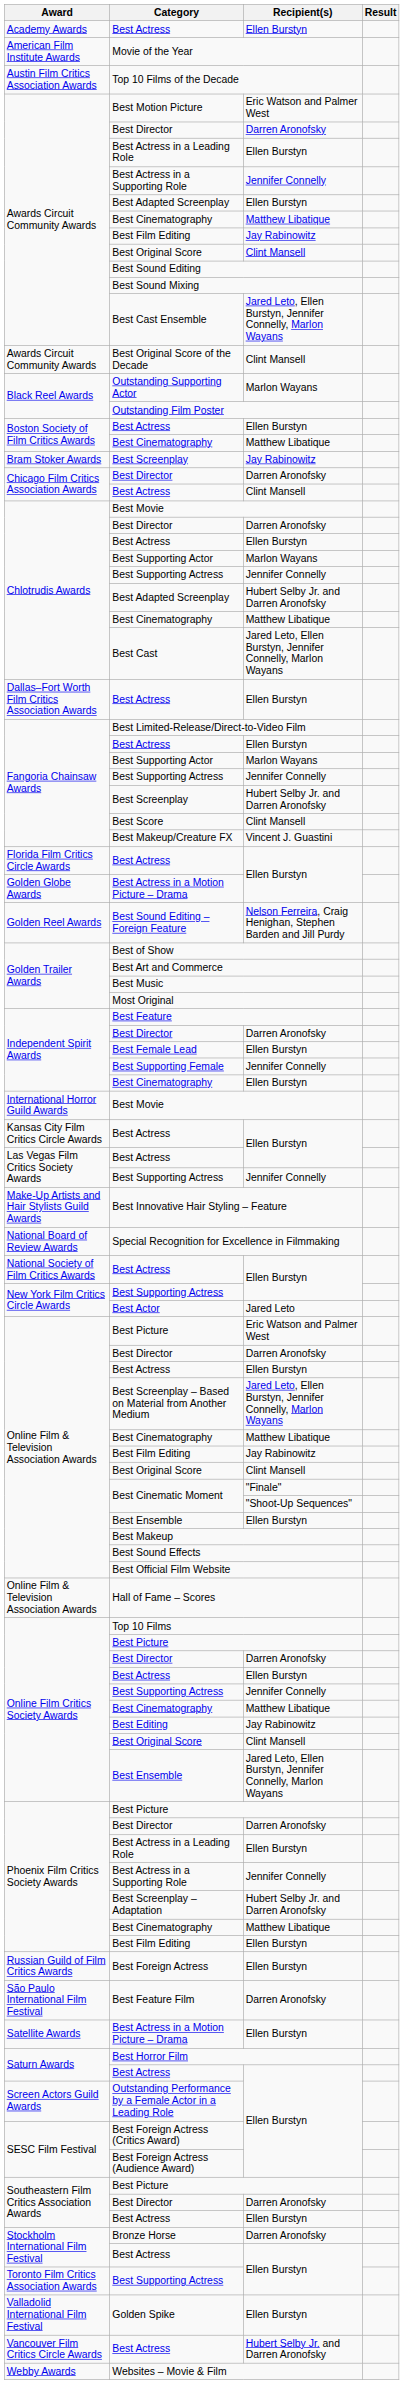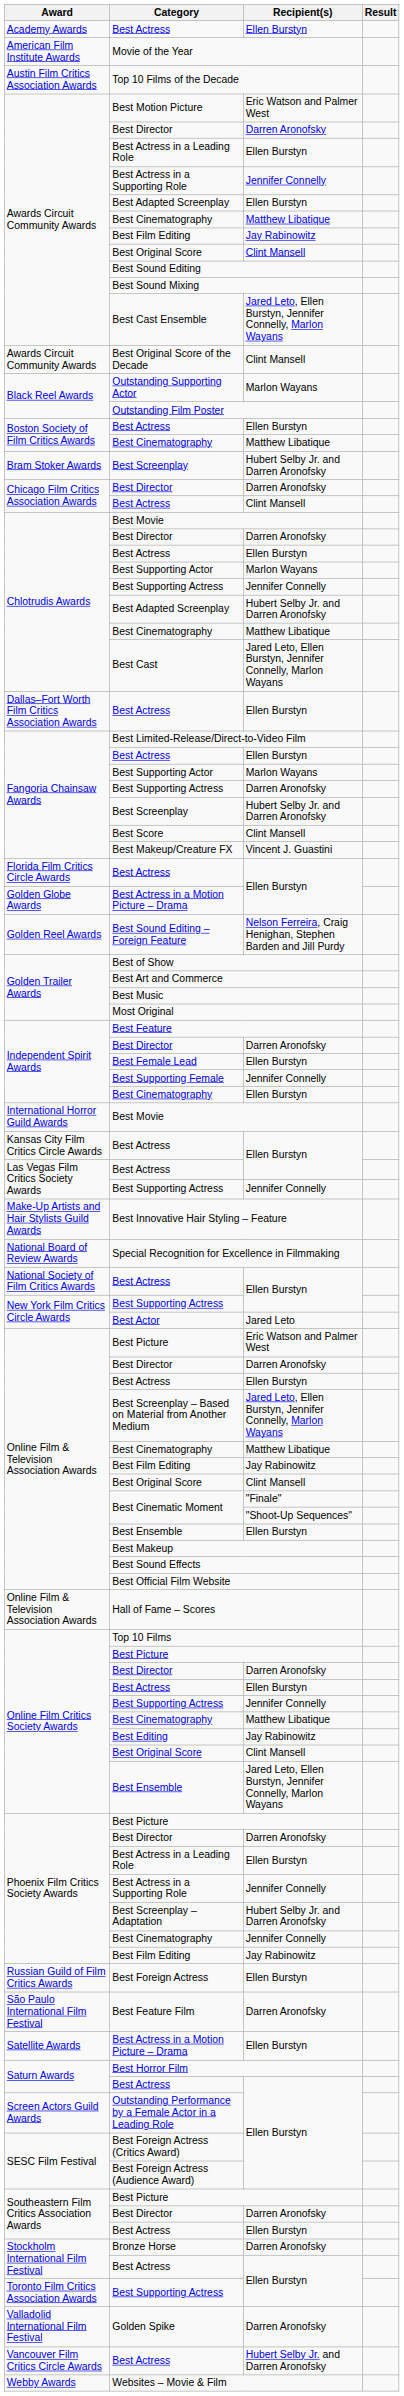(281, 459) Jay Rabinowitz -> (293, 465) Hubert Selby Jr. and Darren Aronofsky
(286, 777) Jennifer Connelly -> (286, 788) Darren Aronofsky
(288, 1927) Matthew Libatique -> (286, 1939) Jennifer Connelly
(276, 1943) Ellen Burstyn -> (281, 1955) Jay Rabinowitz
(276, 2315) Ellen Burstyn -> (286, 2326) Darren Aronofsky
